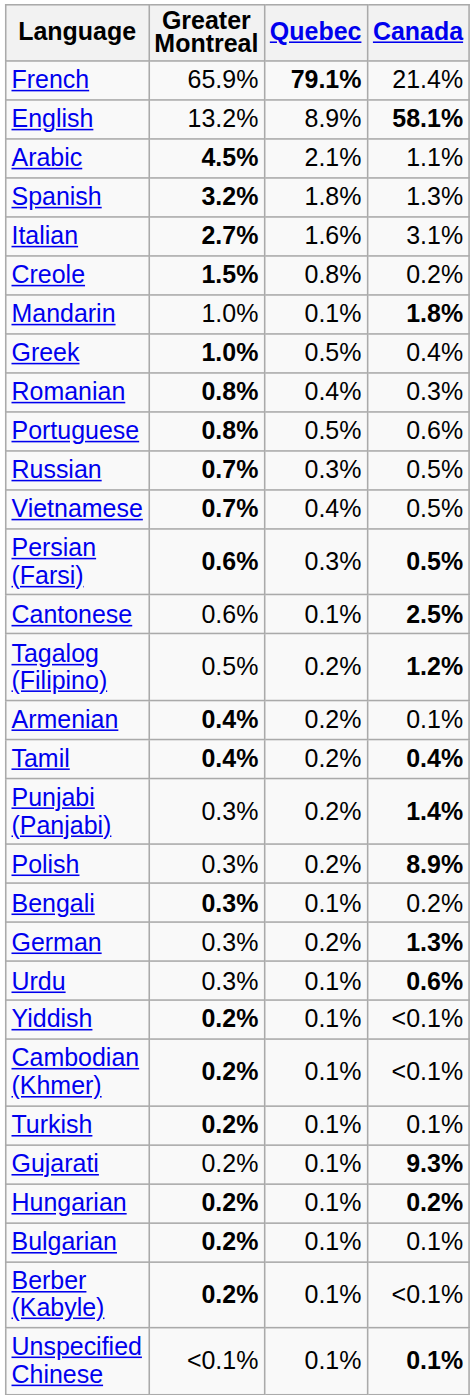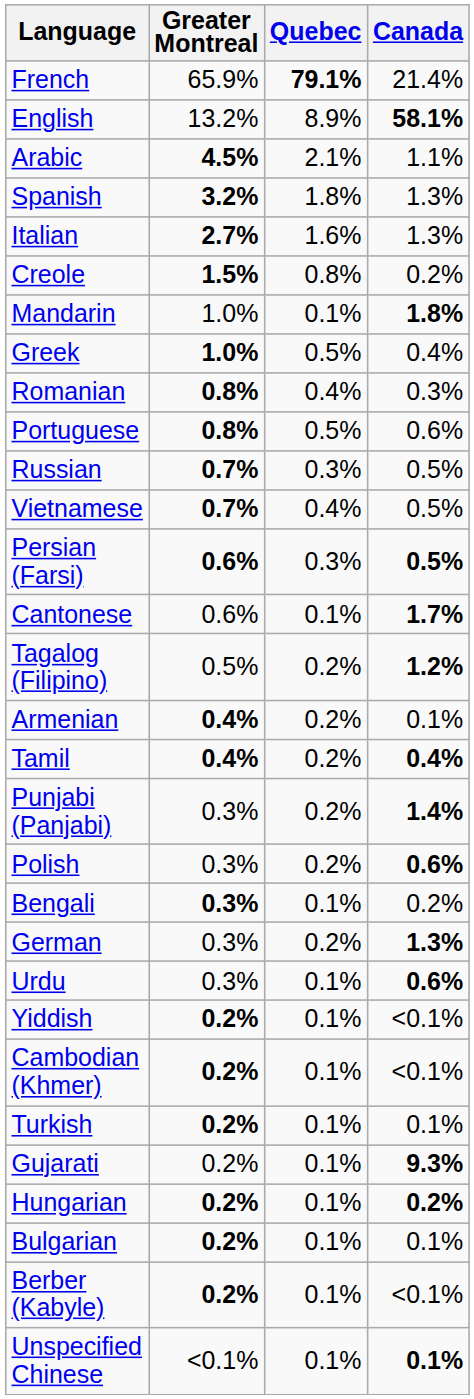(435, 236) 3.1% -> (435, 236) 1.3%
(435, 614) 2.5% -> (435, 614) 1.7%
(435, 864) 8.9% -> (435, 864) 0.6%
